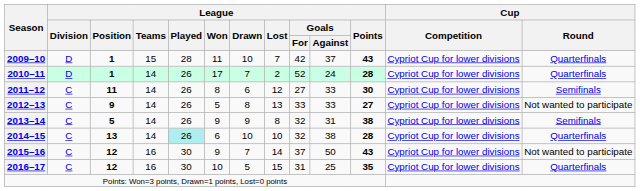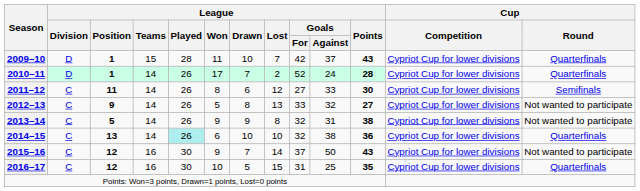(330, 105) 33 -> (330, 105) 32
(578, 121) Semifinals -> (578, 121) Not wanted to participate
(368, 136) 28 -> (368, 136) 36
